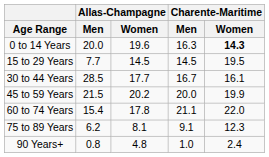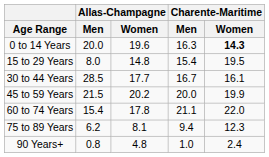(93, 62) 7.7 -> (93, 62) 8.0
(139, 62) 14.5 -> (139, 62) 14.8
(186, 62) 14.5 -> (186, 62) 15.4
(186, 128) 9.1 -> (186, 128) 9.4
